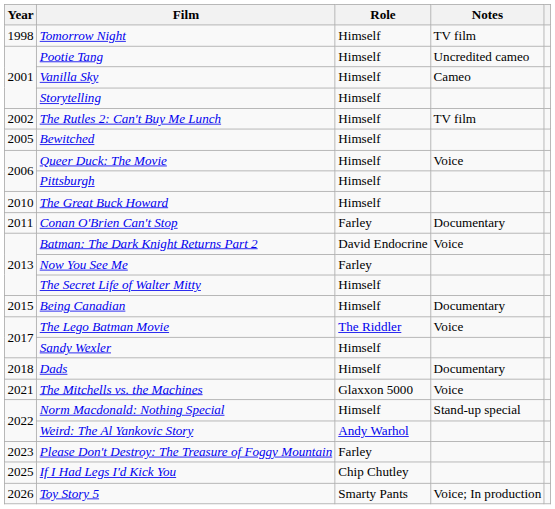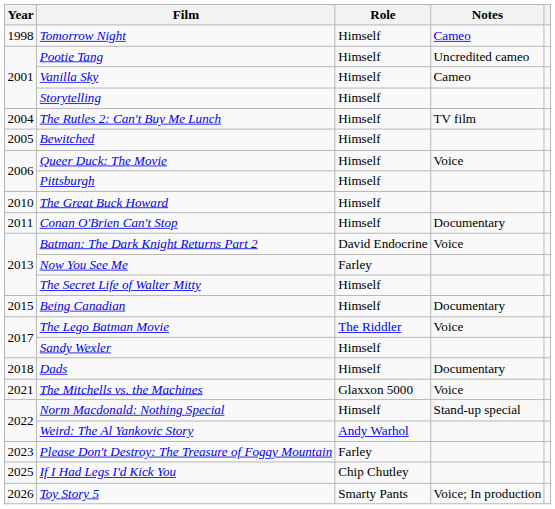(455, 35) TV film -> (452, 35) Cameo
(21, 118) 2002 -> (21, 118) 2004
(355, 222) Farley -> (359, 222) Himself
